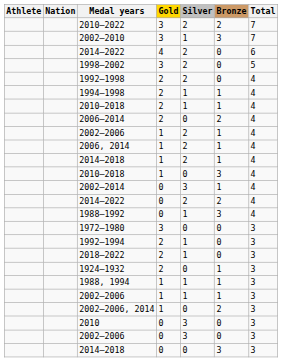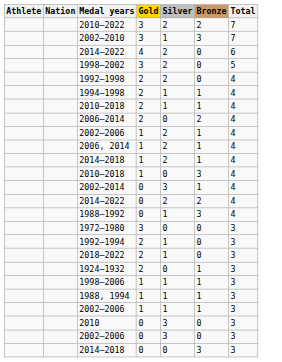+ row: (102, 282)
- row: (117, 309)
